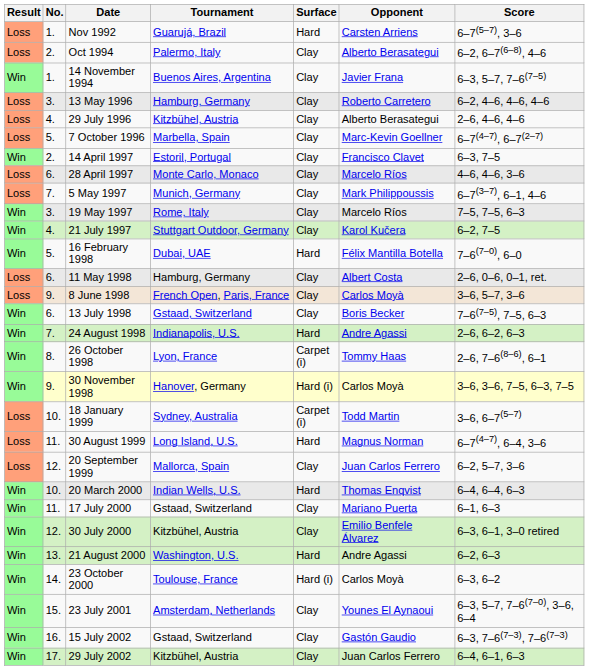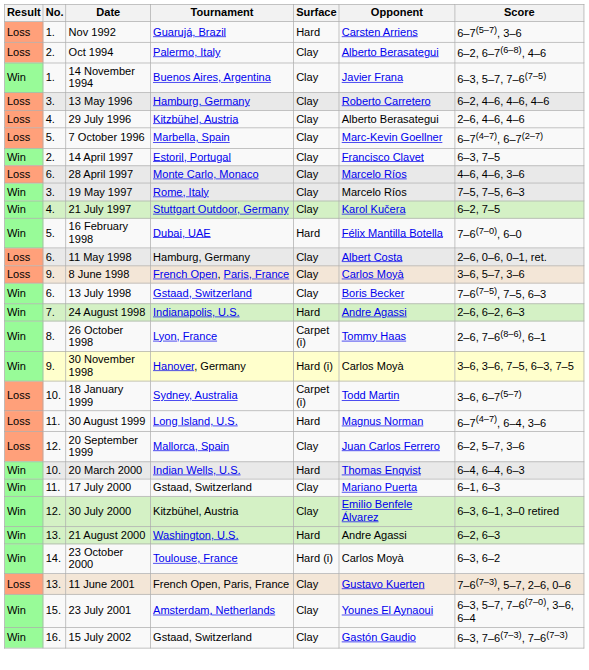- row: (97, 193)
+ row: (102, 584)
- row: (100, 656)
